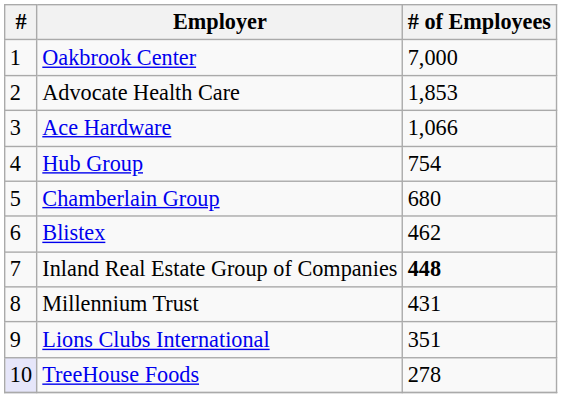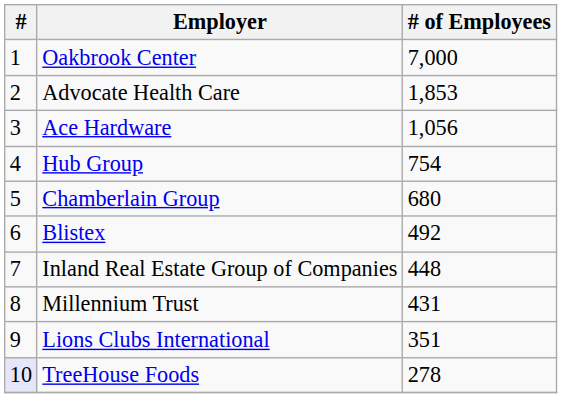(433, 127) 1,066 -> (433, 127) 1,056
(424, 233) 462 -> (424, 233) 492
(424, 269) bold -> (424, 269) normal
